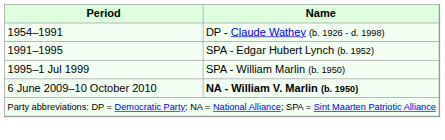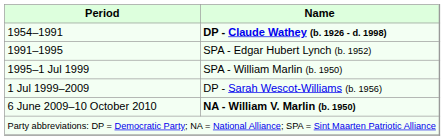(295, 32) normal -> (295, 32) bold
+ row: (48, 88)
